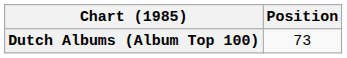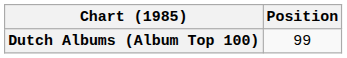(302, 41) 73 -> (302, 41) 99
